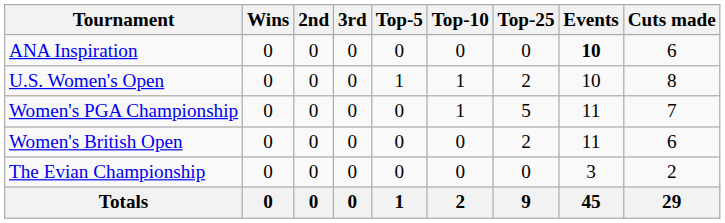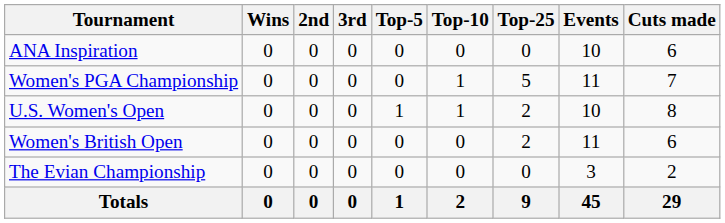(591, 50) bold -> (591, 50) normal
rows swapped: (124, 111) <-> (87, 80)
